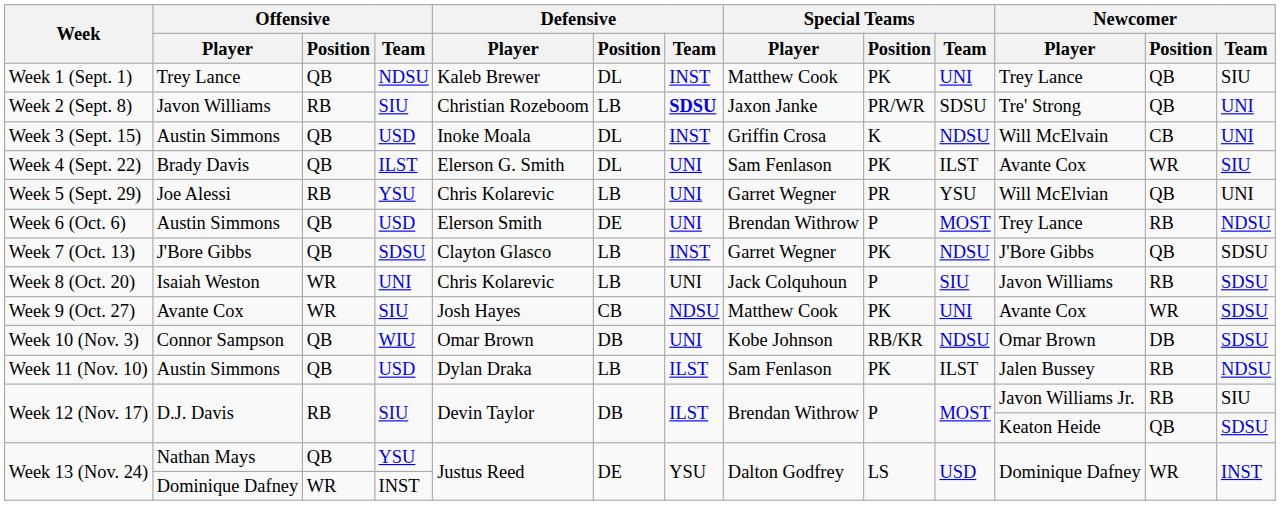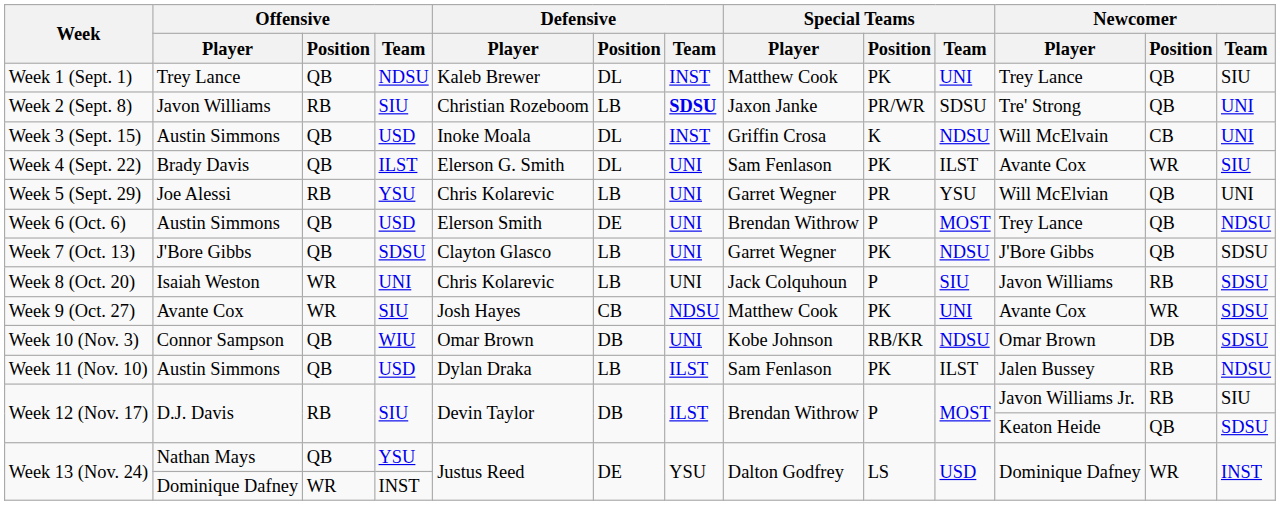(1161, 223) RB -> (1162, 223) QB
(690, 252) INST -> (686, 252) UNI
